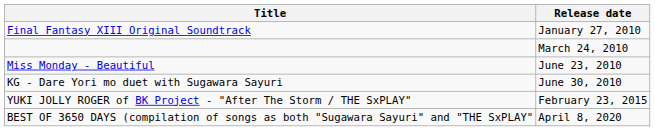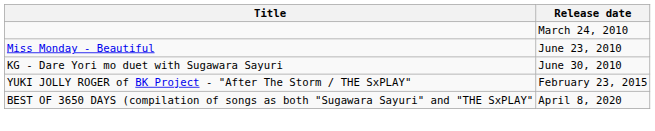- row: (129, 30)
